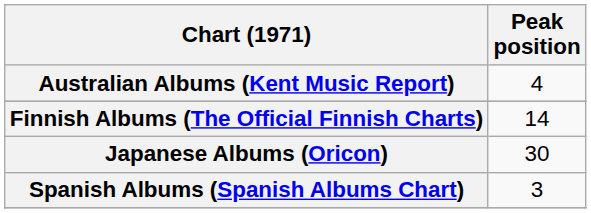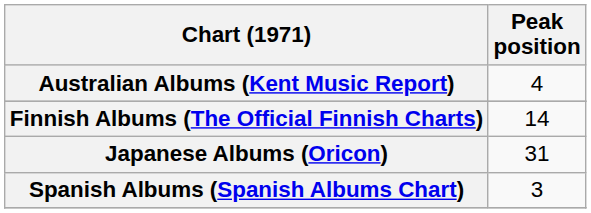(537, 154) 30 -> (537, 154) 31
